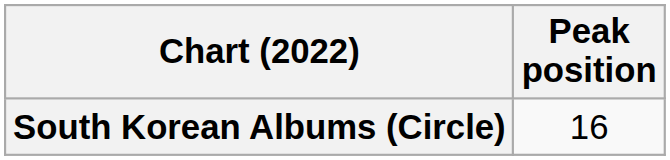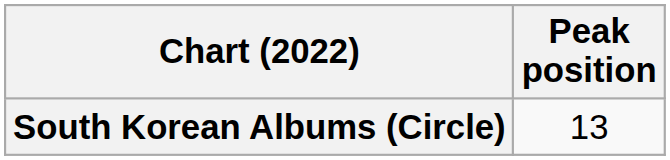(589, 126) 16 -> (589, 126) 13
